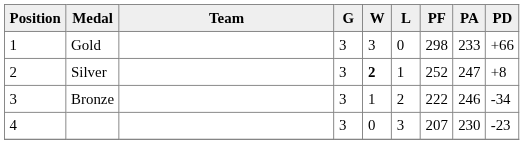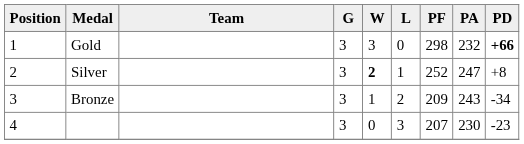(469, 44) 233 -> (469, 44) 232
(502, 44) normal -> (502, 44) bold
(437, 98) 222 -> (437, 98) 209
(469, 98) 246 -> (469, 98) 243
